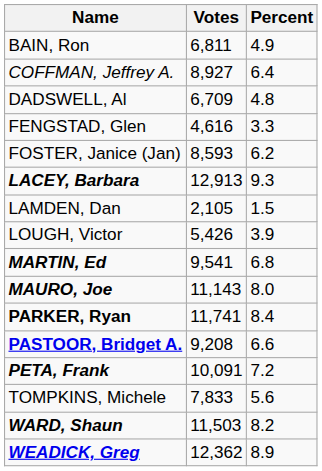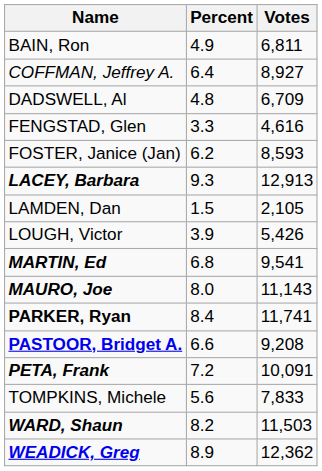columns swapped: (216, 18) <-> (282, 18)
